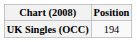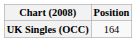(111, 29) 194 -> (111, 29) 164
